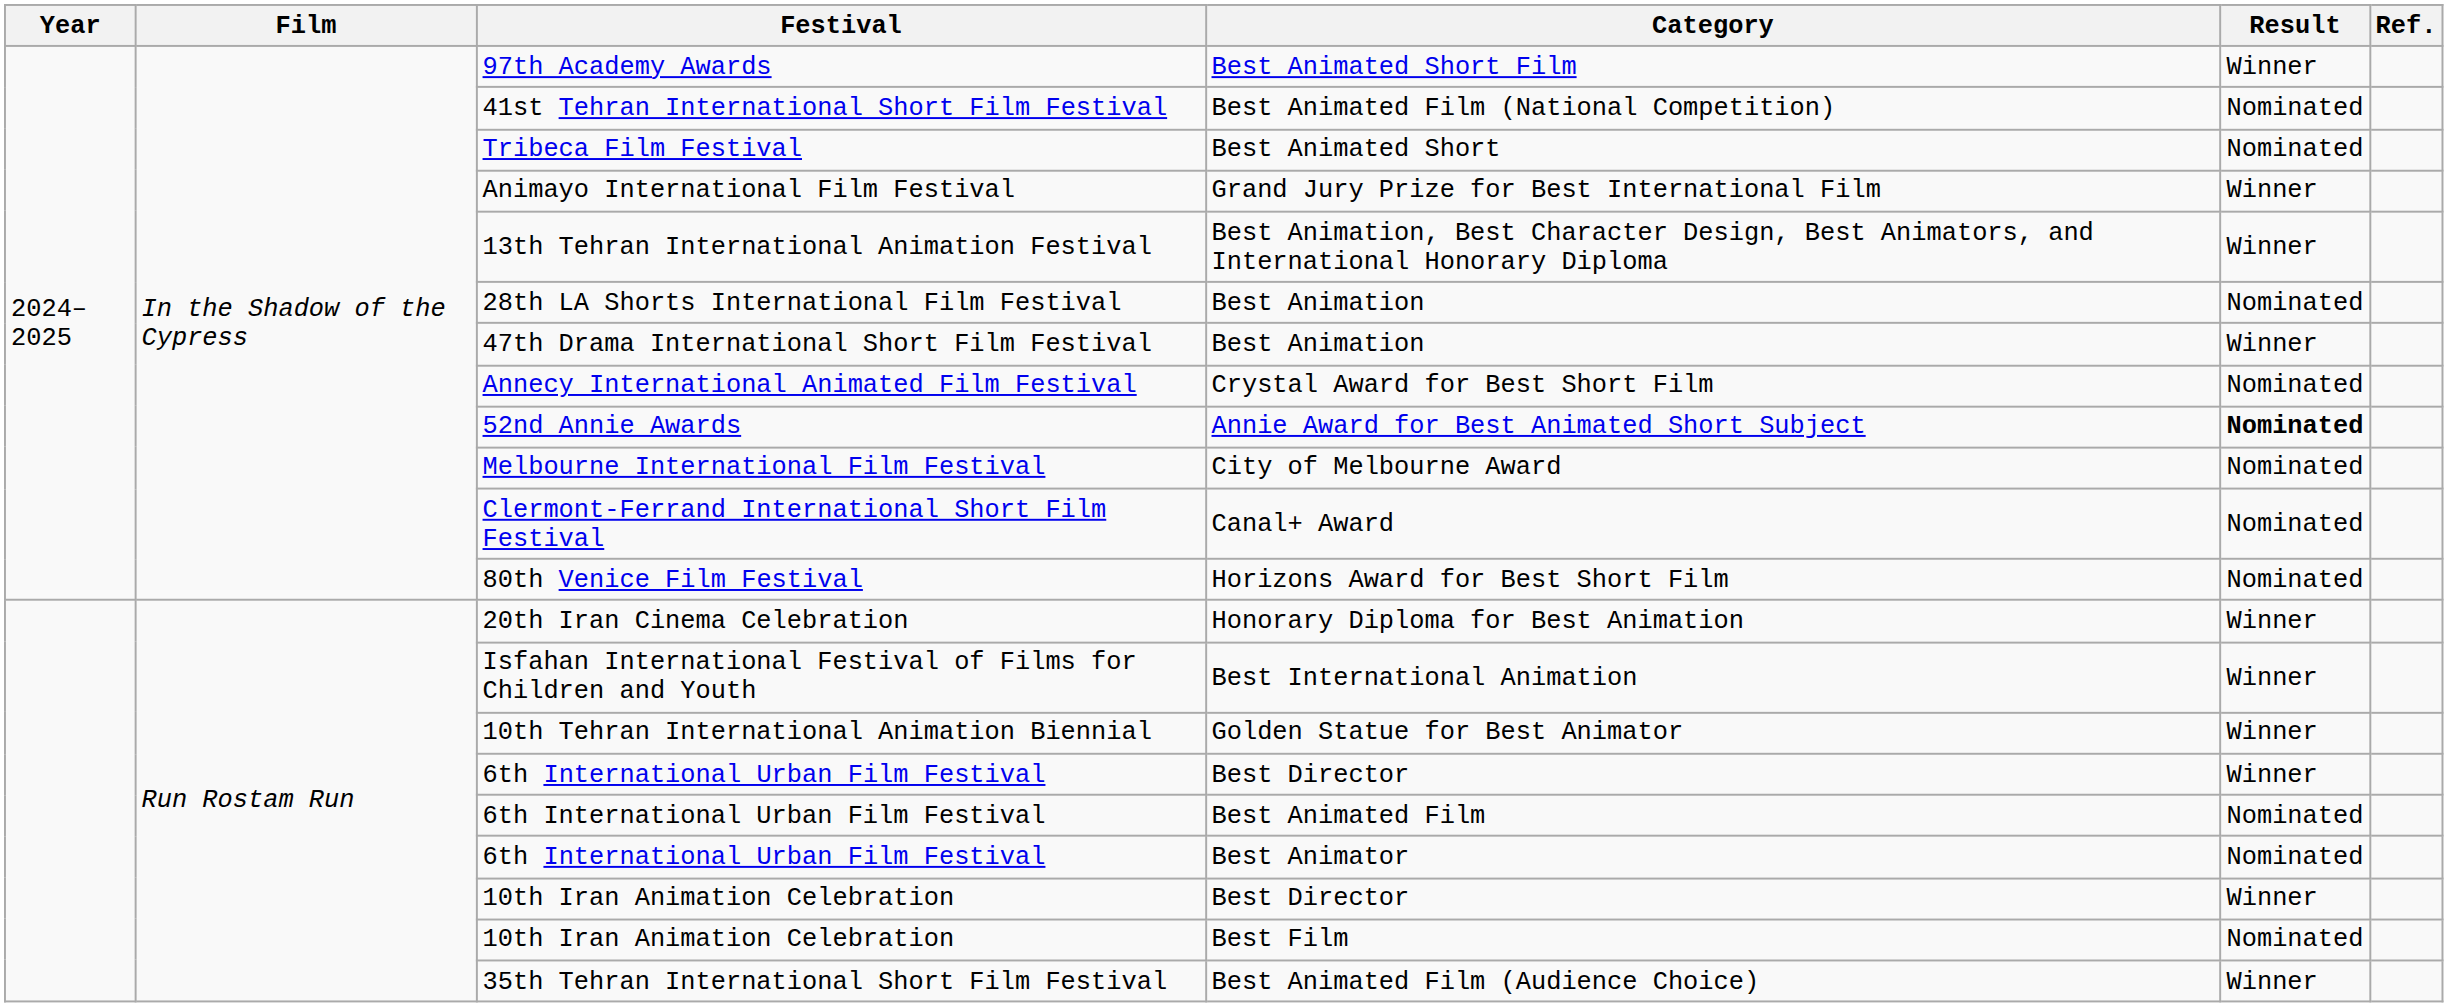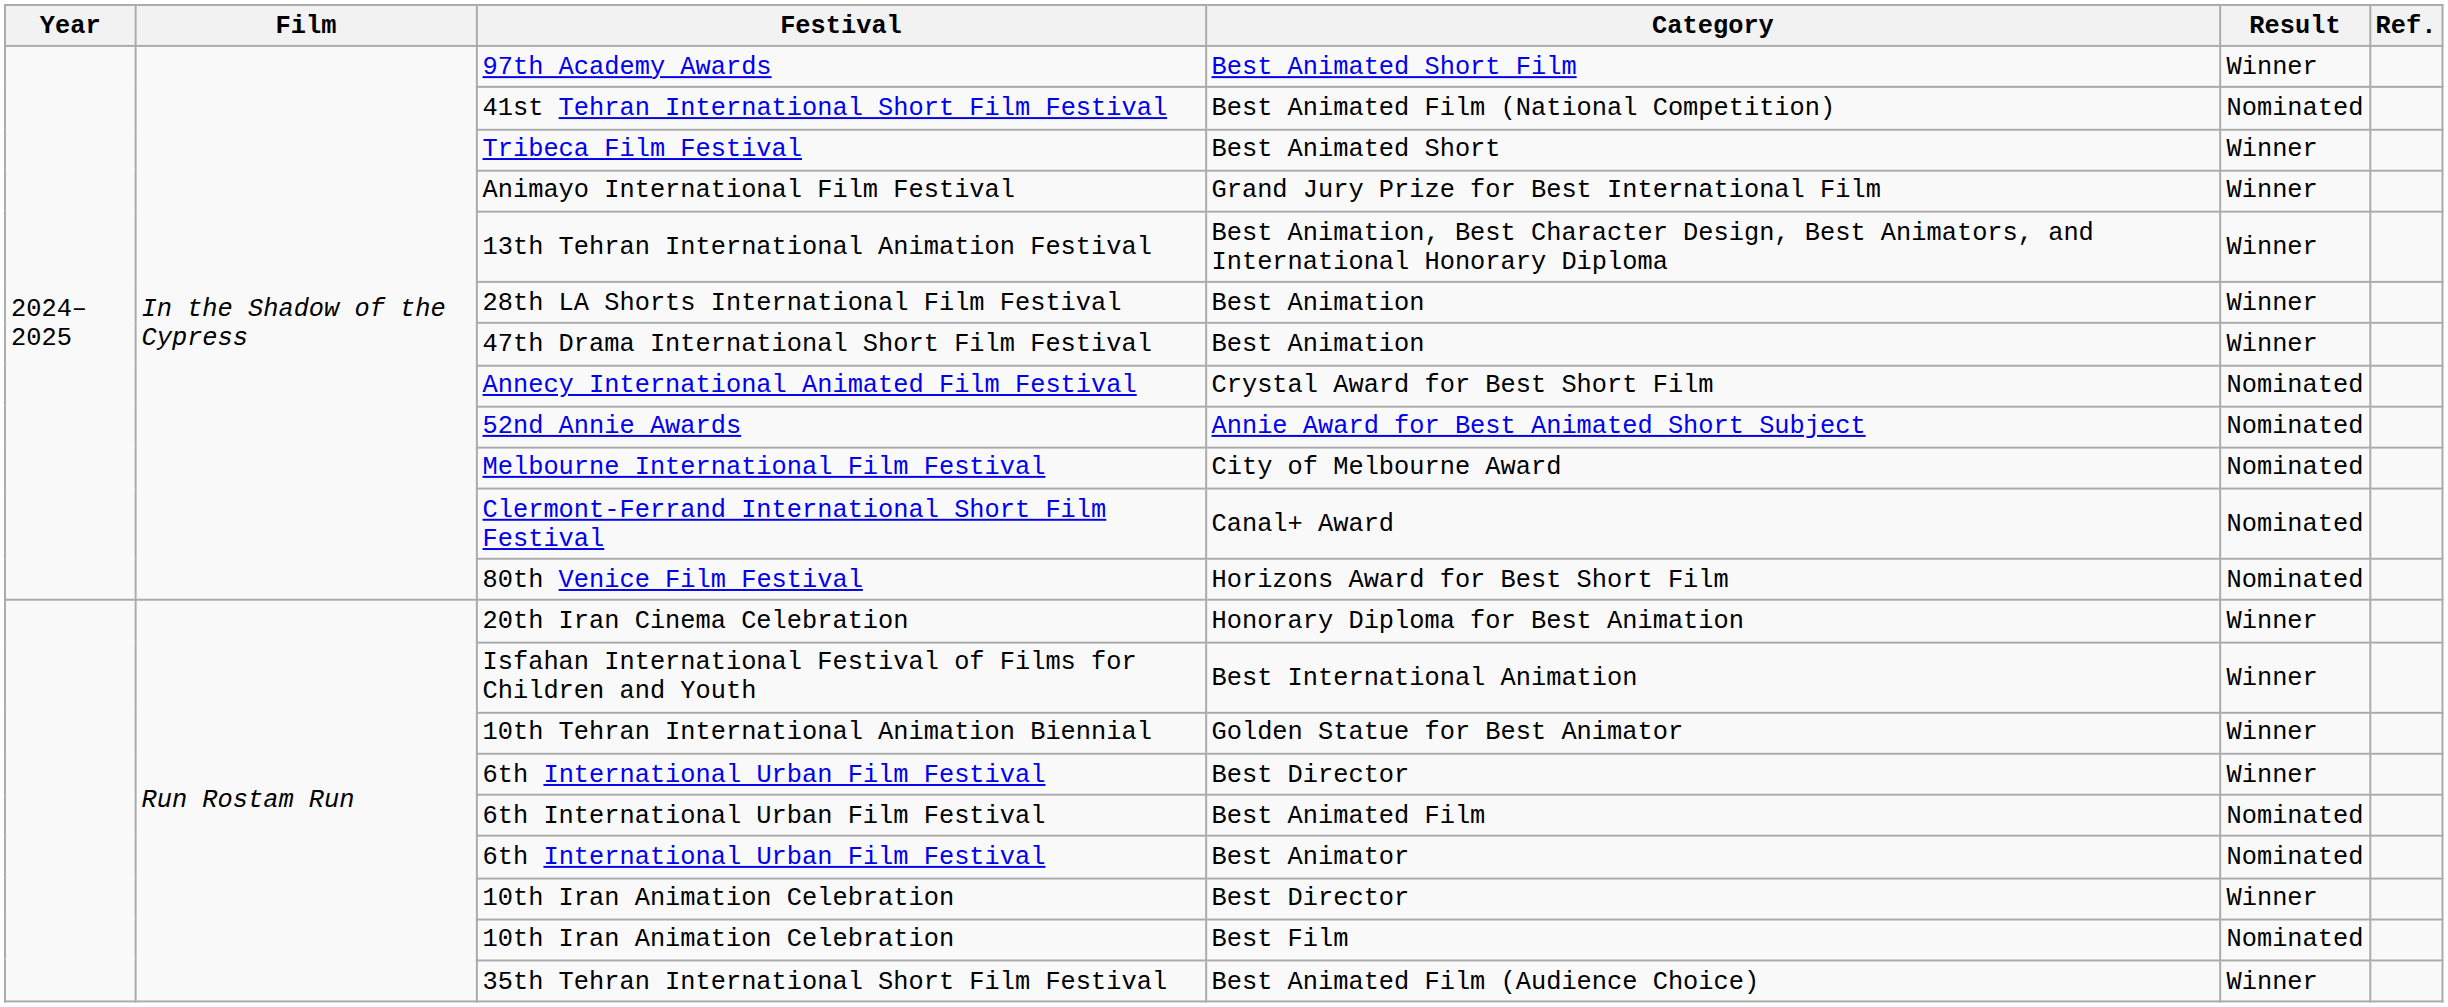(2295, 150) Nominated -> (2272, 150) Winner
(2295, 303) Nominated -> (2272, 303) Winner
(2295, 427) bold -> (2295, 427) normal
